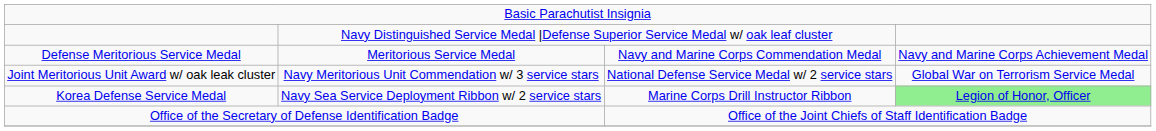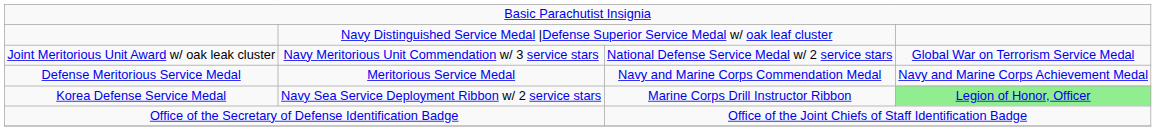rows swapped: (141, 55) <-> (141, 75)
